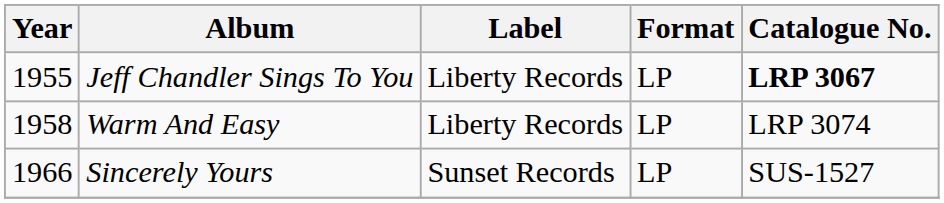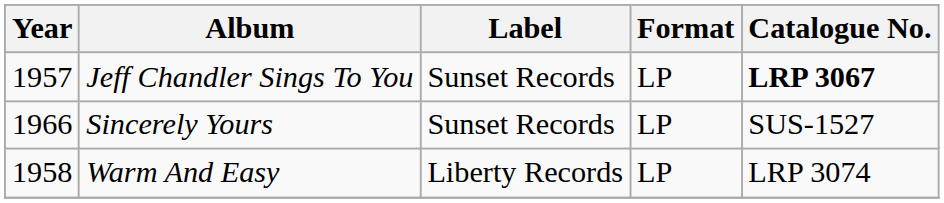(42, 76) 1955 -> (42, 76) 1957
(525, 76) Liberty Records -> (521, 76) Sunset Records
rows swapped: (183, 124) <-> (180, 172)
